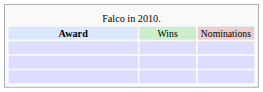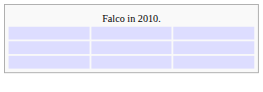- row: (73, 33)
